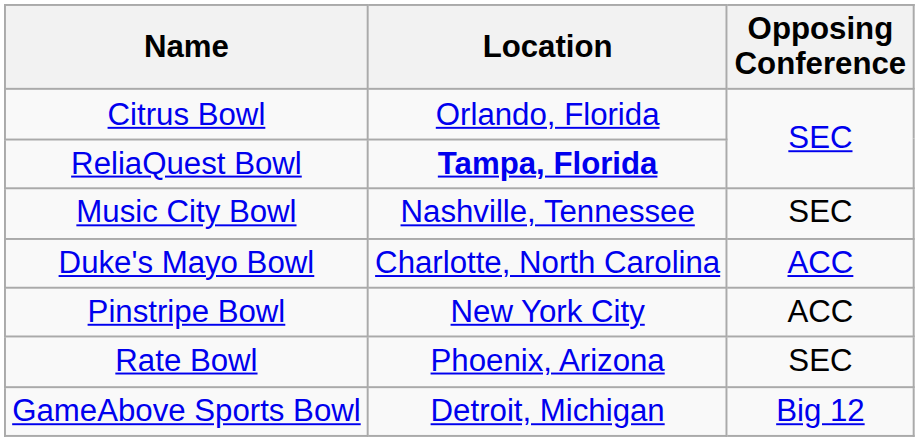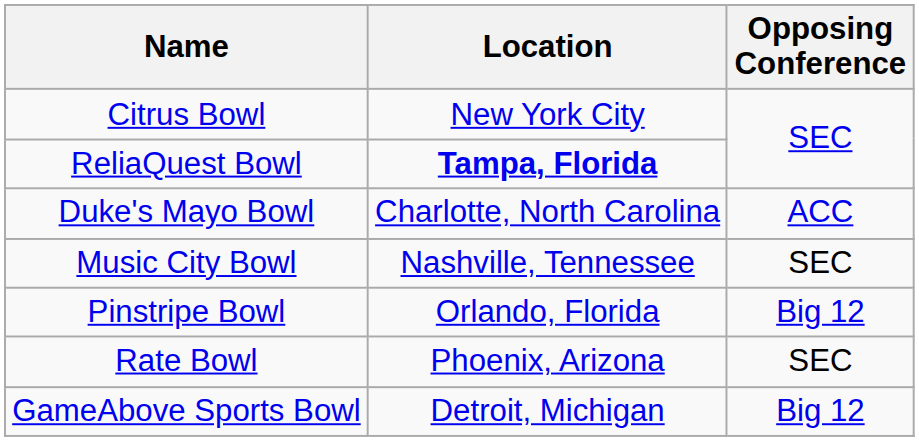(548, 113) Orlando, Florida -> (548, 113) New York City
rows swapped: (186, 262) <-> (186, 212)
(548, 311) New York City -> (548, 311) Orlando, Florida
(820, 311) ACC -> (820, 311) Big 12
